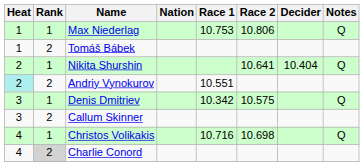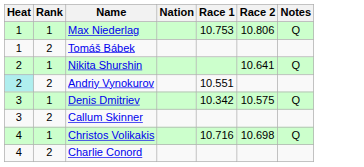- column: (301, 13)
(49, 153) lightgrey background -> (49, 153) no background
